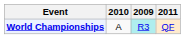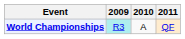columns swapped: (143, 12) <-> (119, 12)
